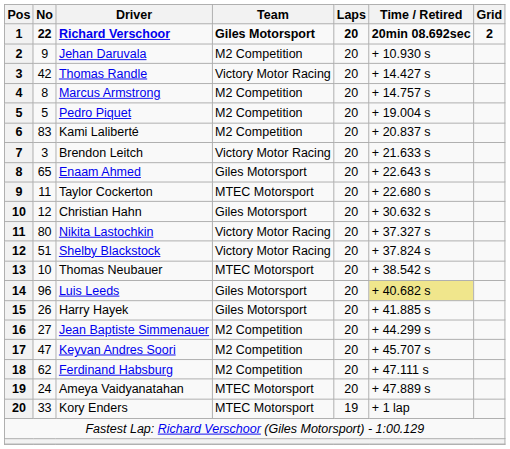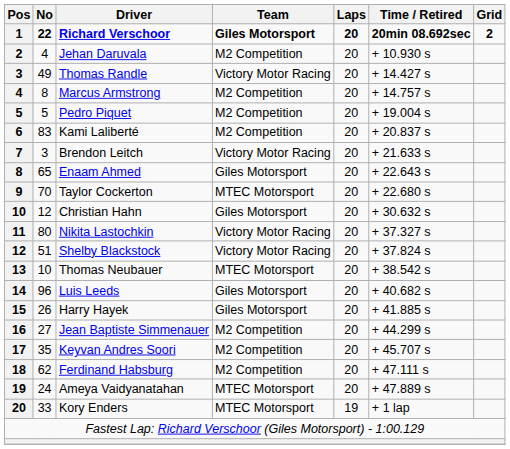(45, 53) 9 -> (45, 53) 4
(45, 73) 42 -> (45, 73) 49
(45, 191) 11 -> (45, 191) 70
(401, 290) khaki background -> (401, 290) no background
(45, 349) 47 -> (45, 349) 35
